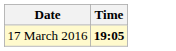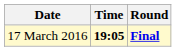+ column: (149, 14)
